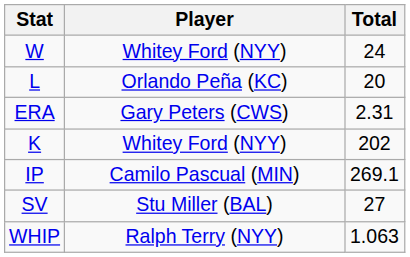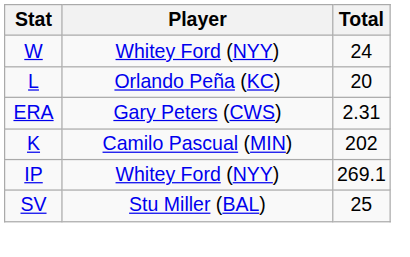(205, 143) Whitey Ford (NYY) -> (197, 143) Camilo Pascual (MIN)
(205, 174) Camilo Pascual (MIN) -> (197, 174) Whitey Ford (NYY)
(374, 205) 27 -> (361, 205) 25
- row: (35, 236)
